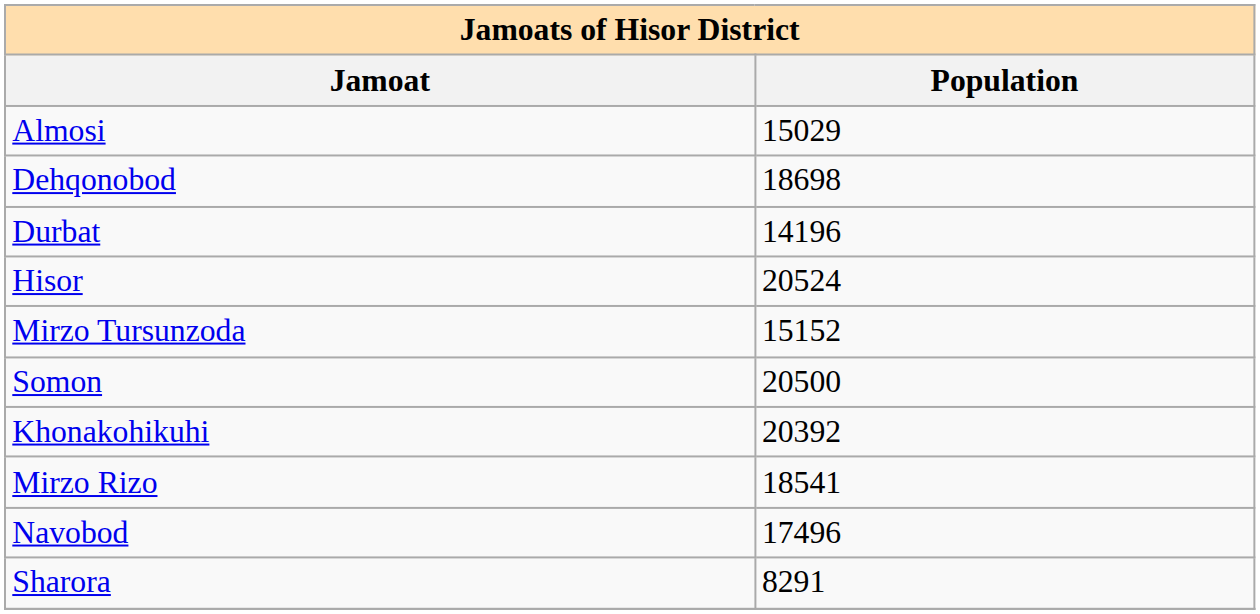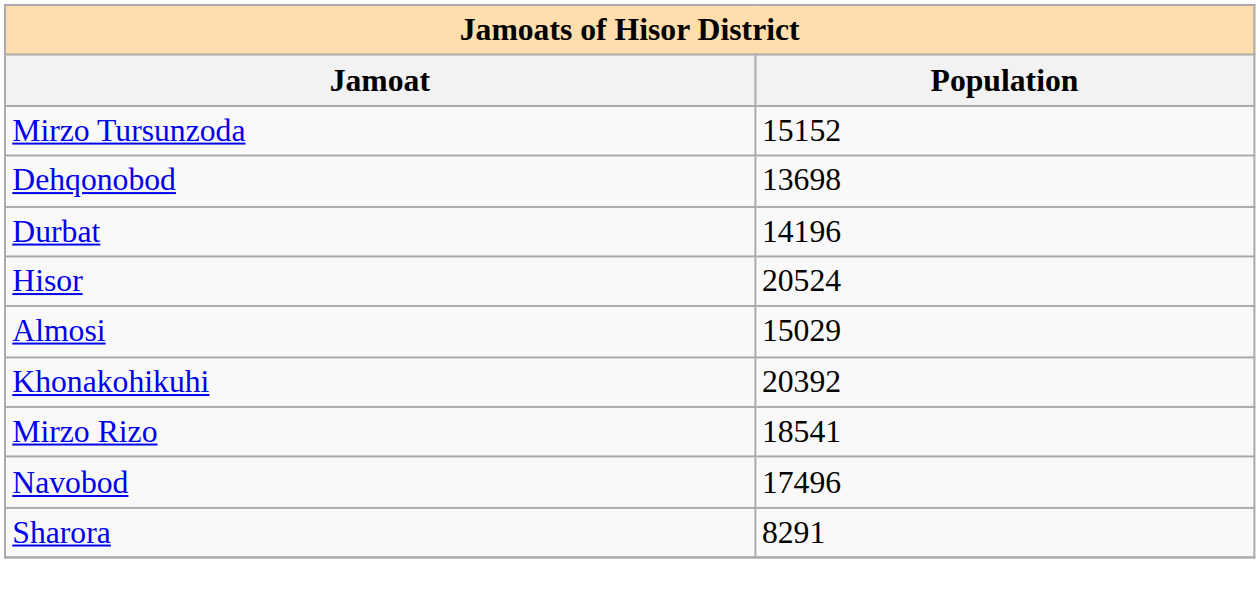rows swapped: (59, 130) <-> (129, 331)
(802, 180) 18698 -> (802, 180) 13698
- row: (57, 381)
